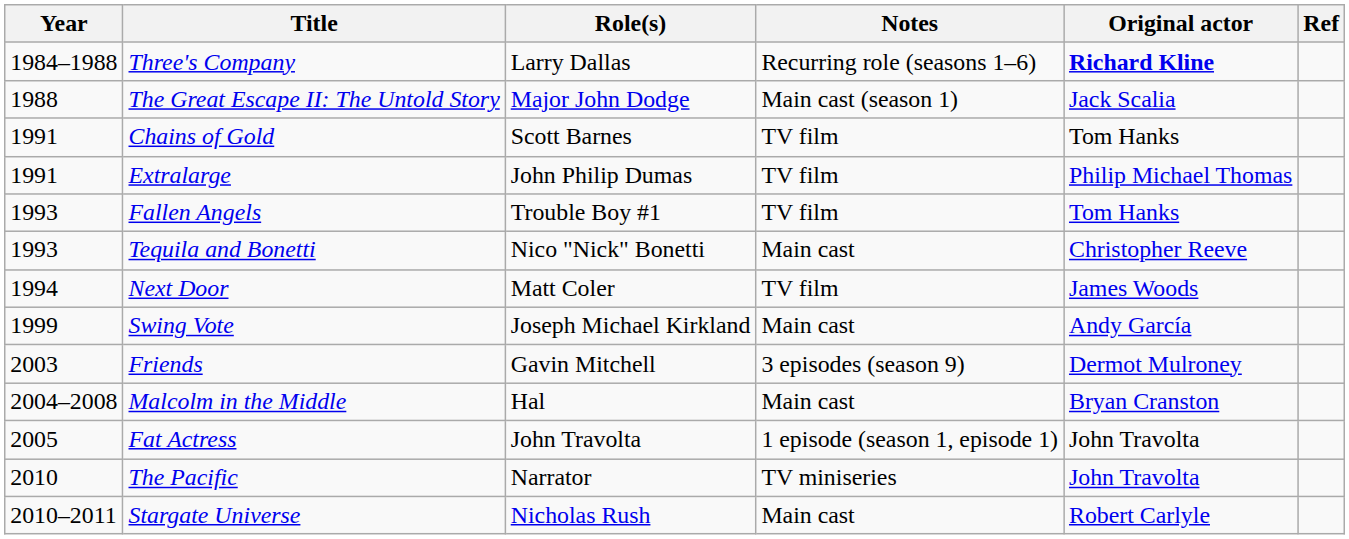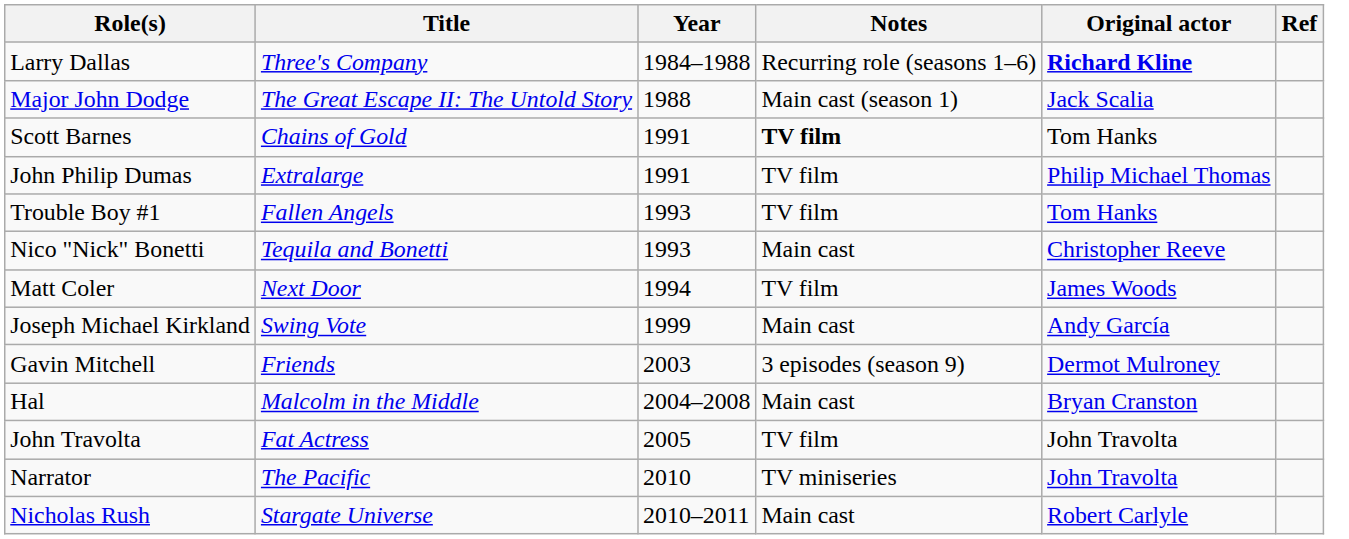columns swapped: (64, 23) <-> (631, 23)
(800, 136) normal -> (801, 136) bold
(910, 439) 1 episode (season 1, episode 1) -> (800, 439) TV film
